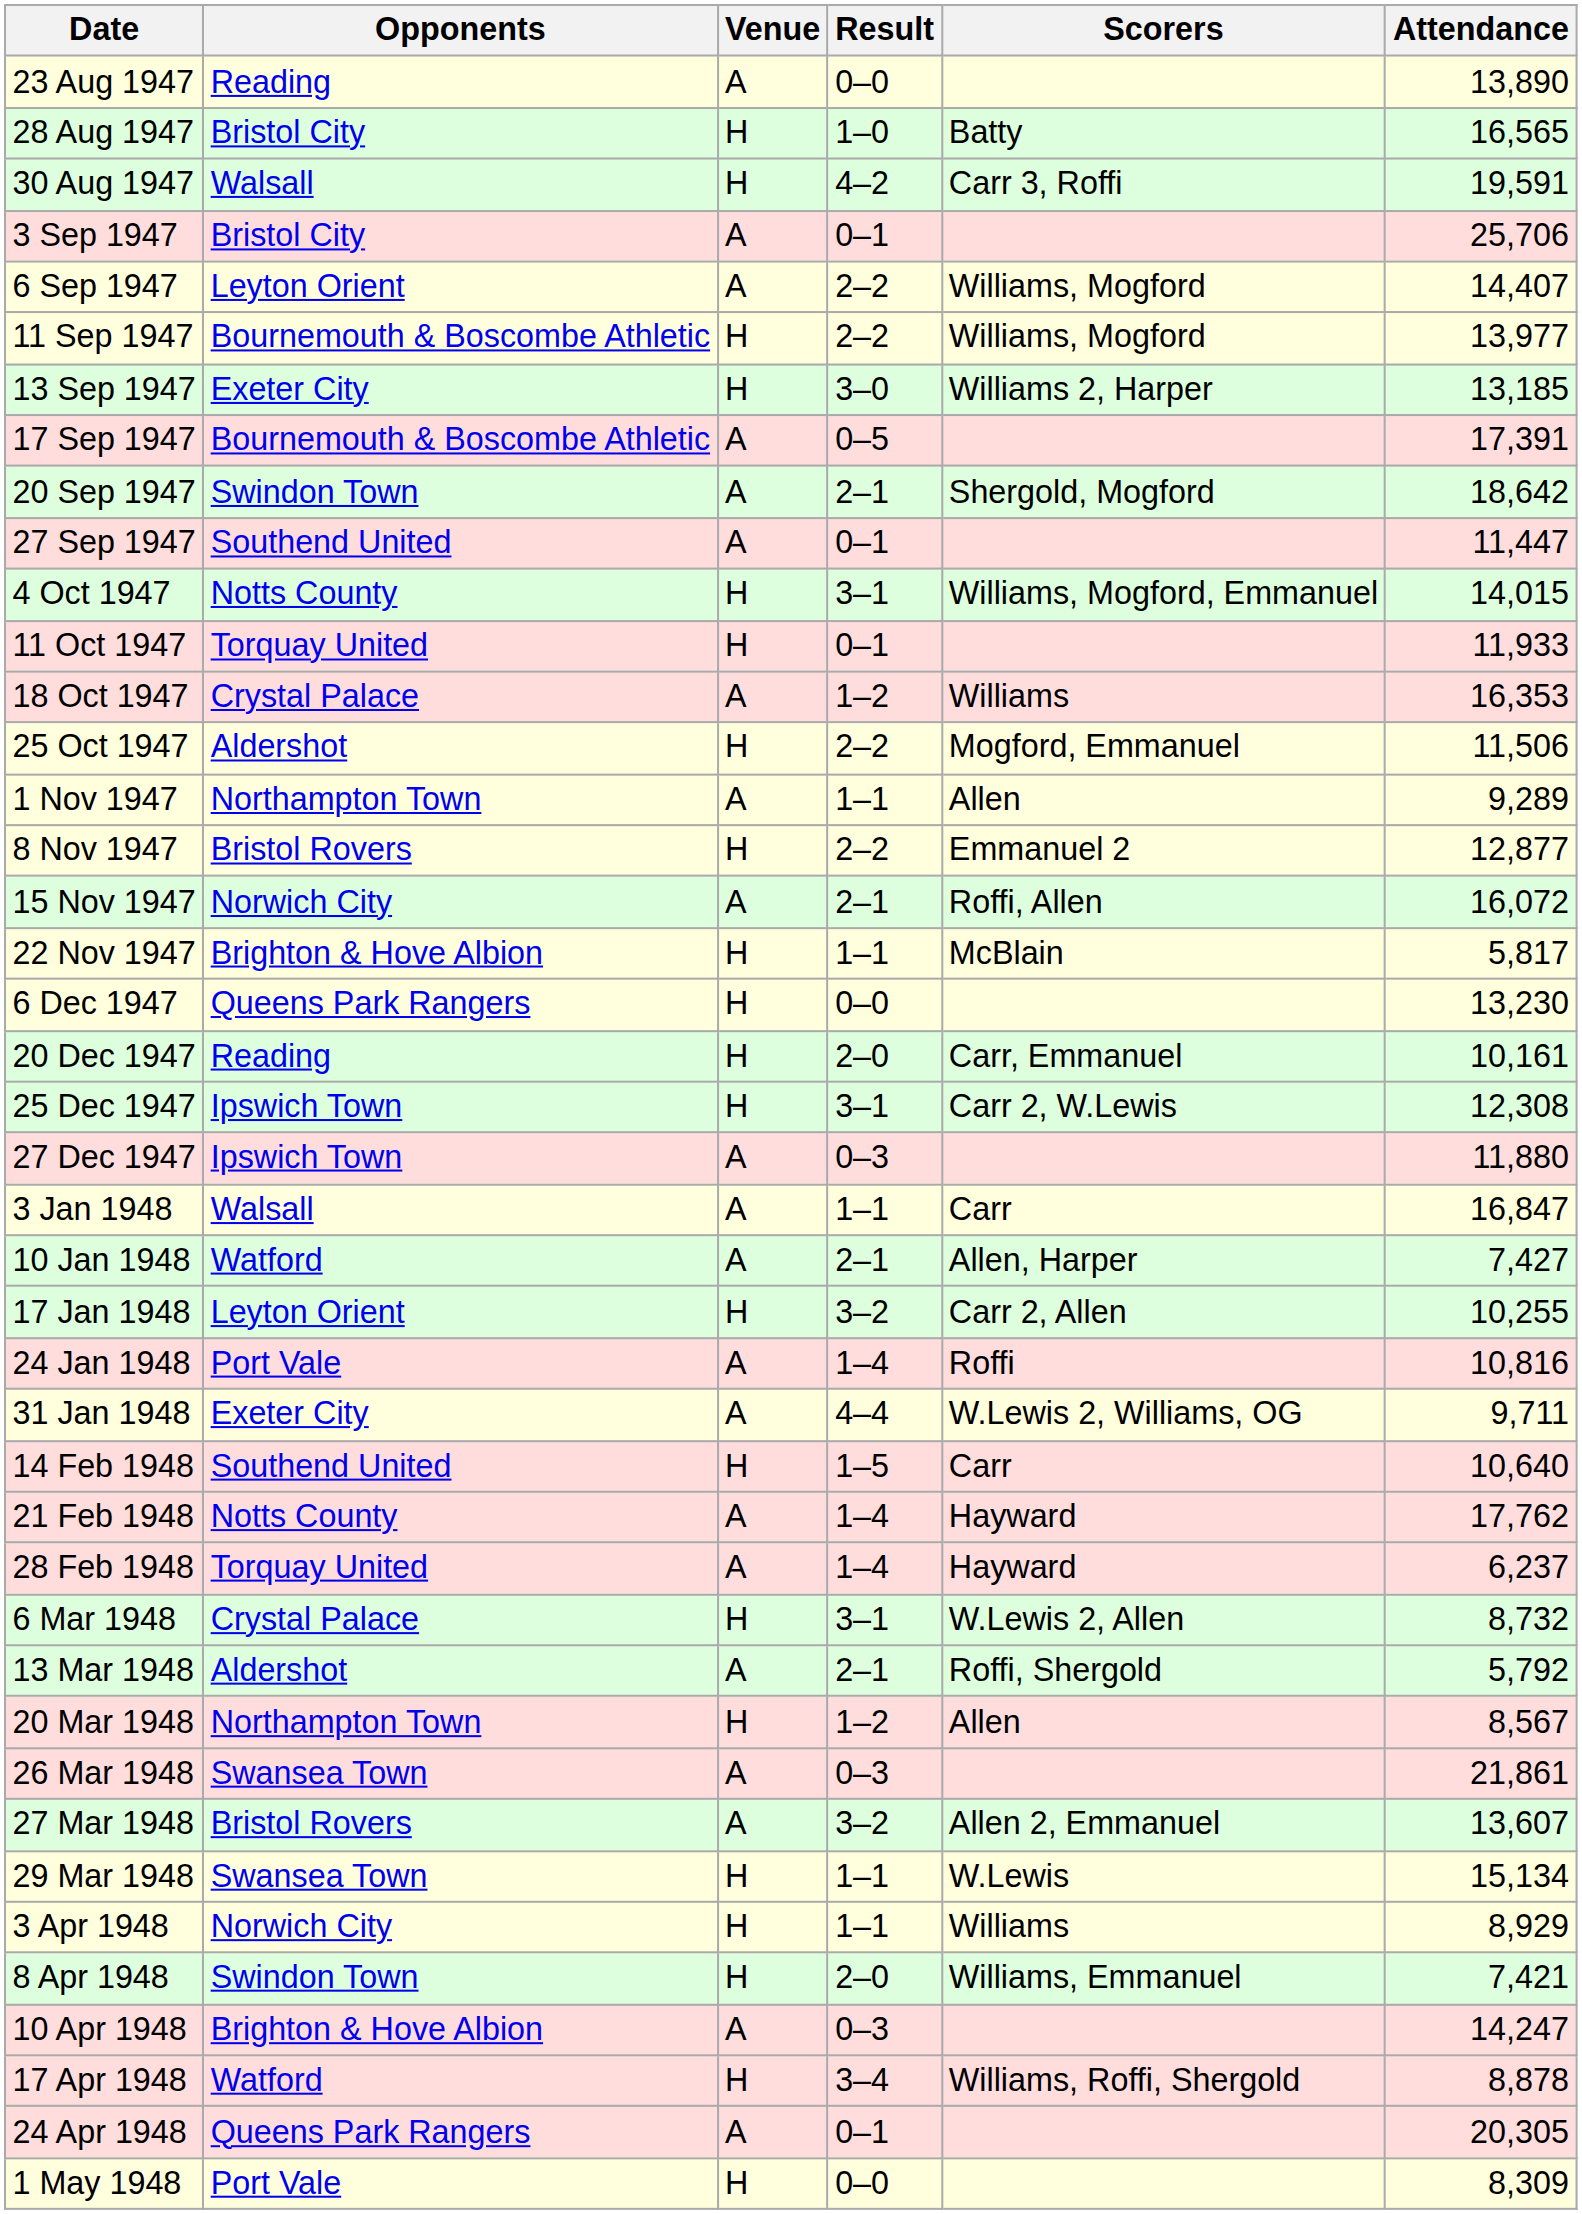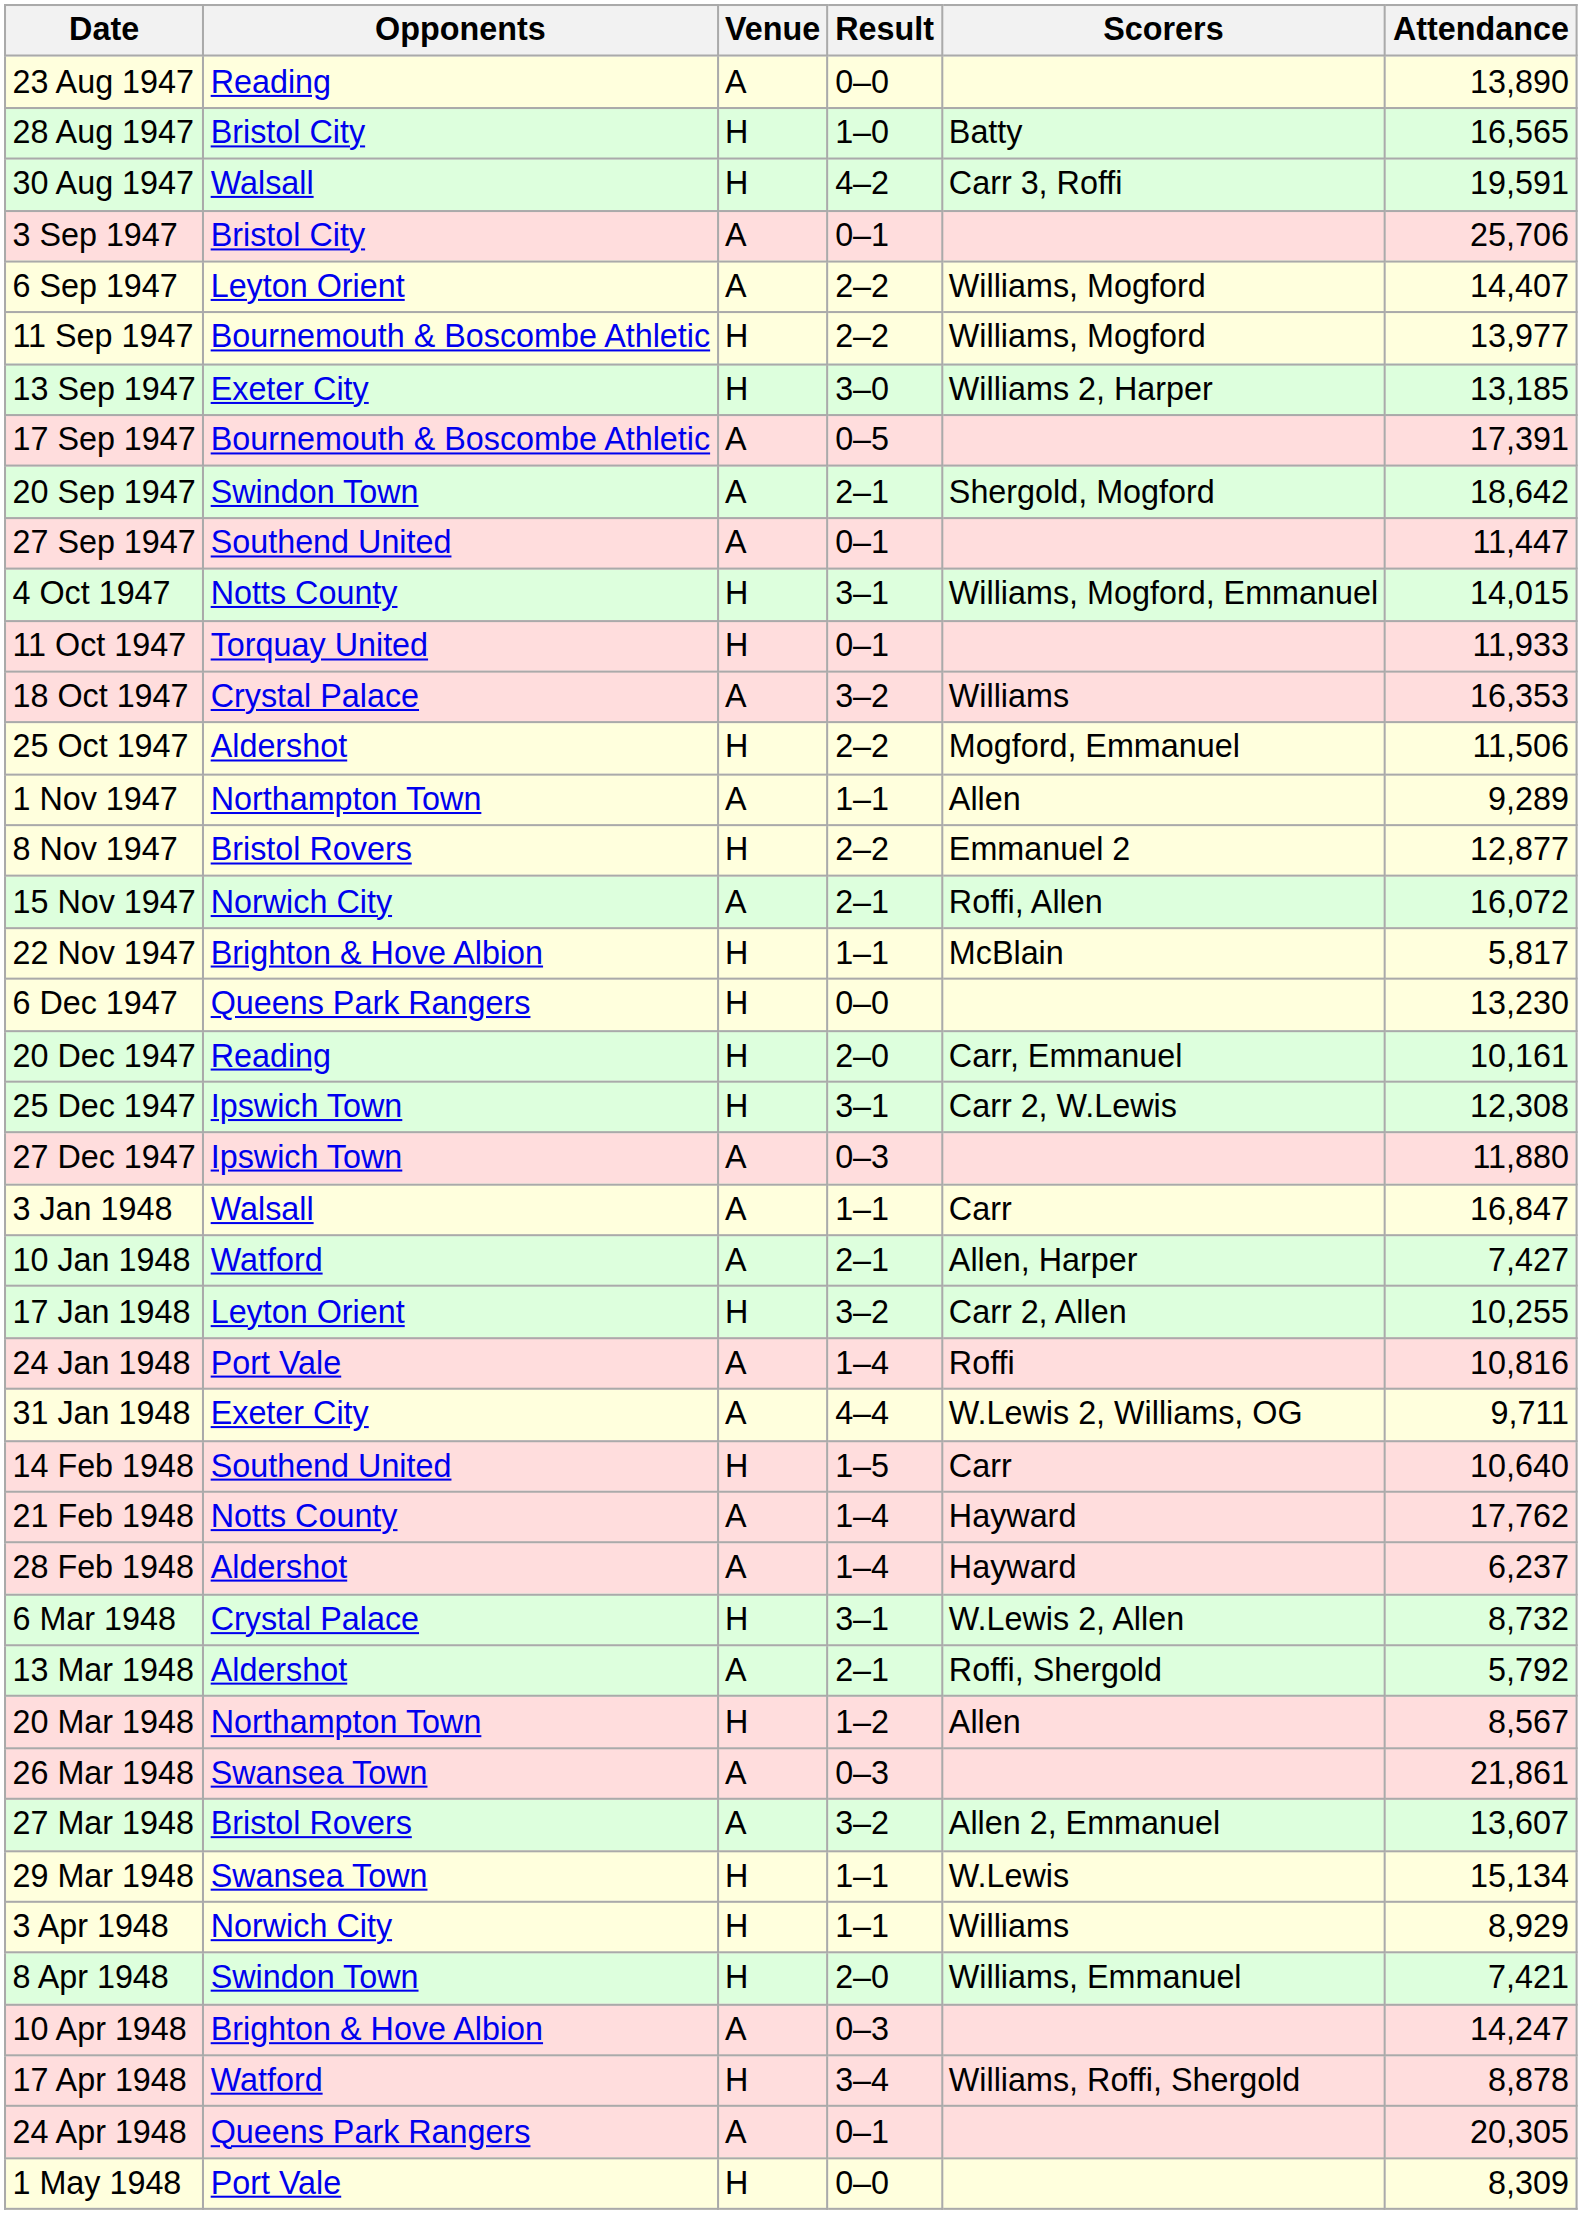(862, 696) 1–2 -> (862, 696) 3–2
(319, 1567) Torquay United -> (279, 1567) Aldershot
